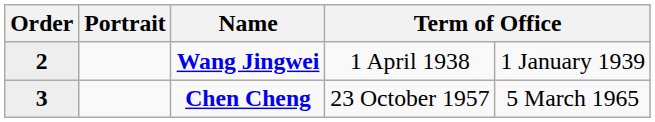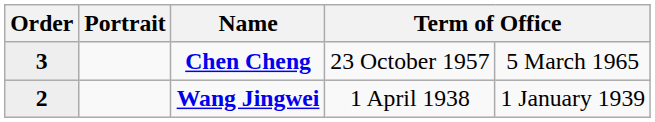rows swapped: (42, 60) <-> (42, 98)
